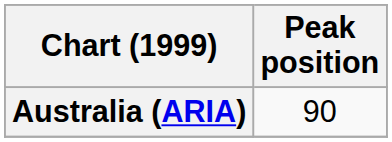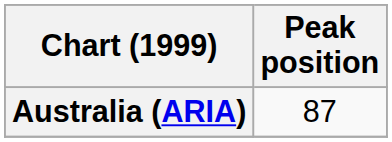(320, 111) 90 -> (320, 111) 87
